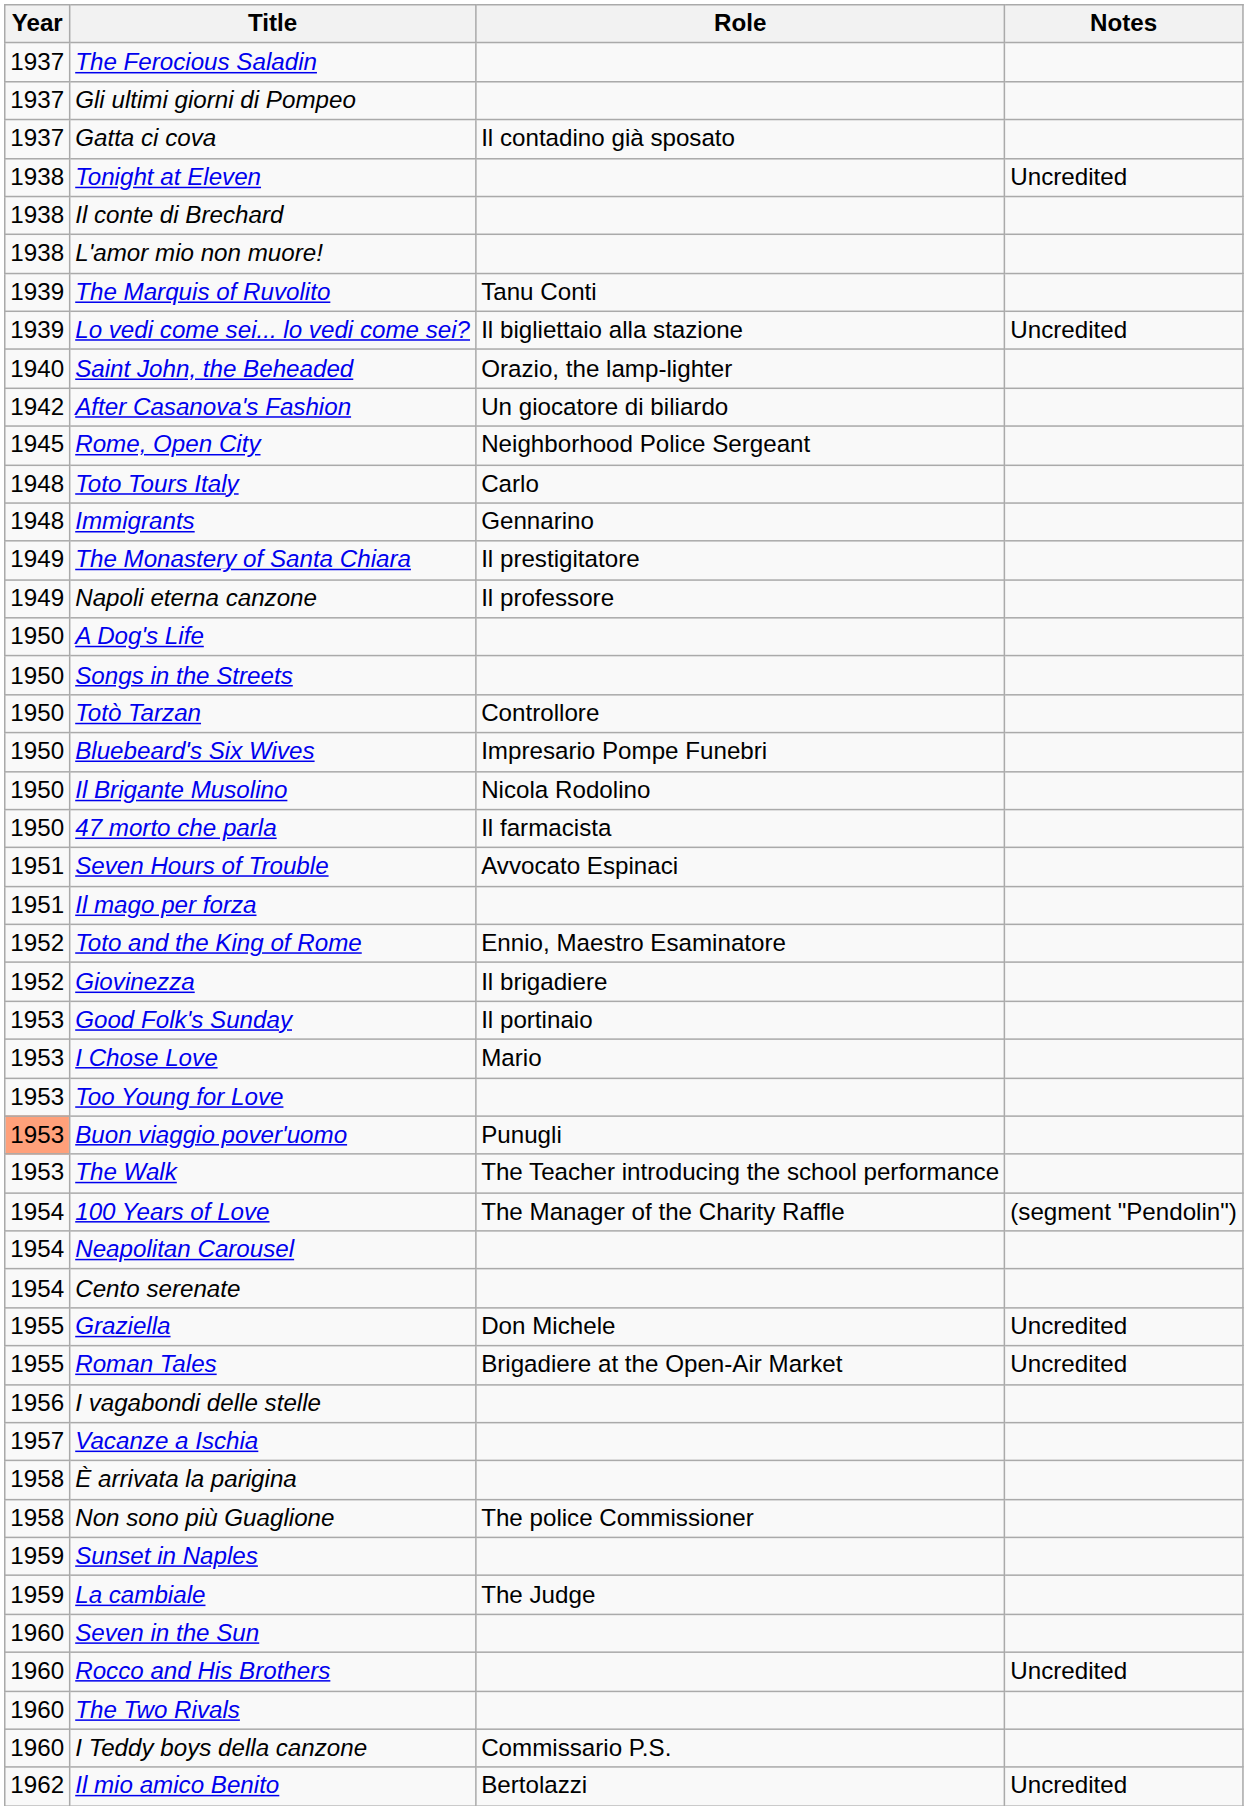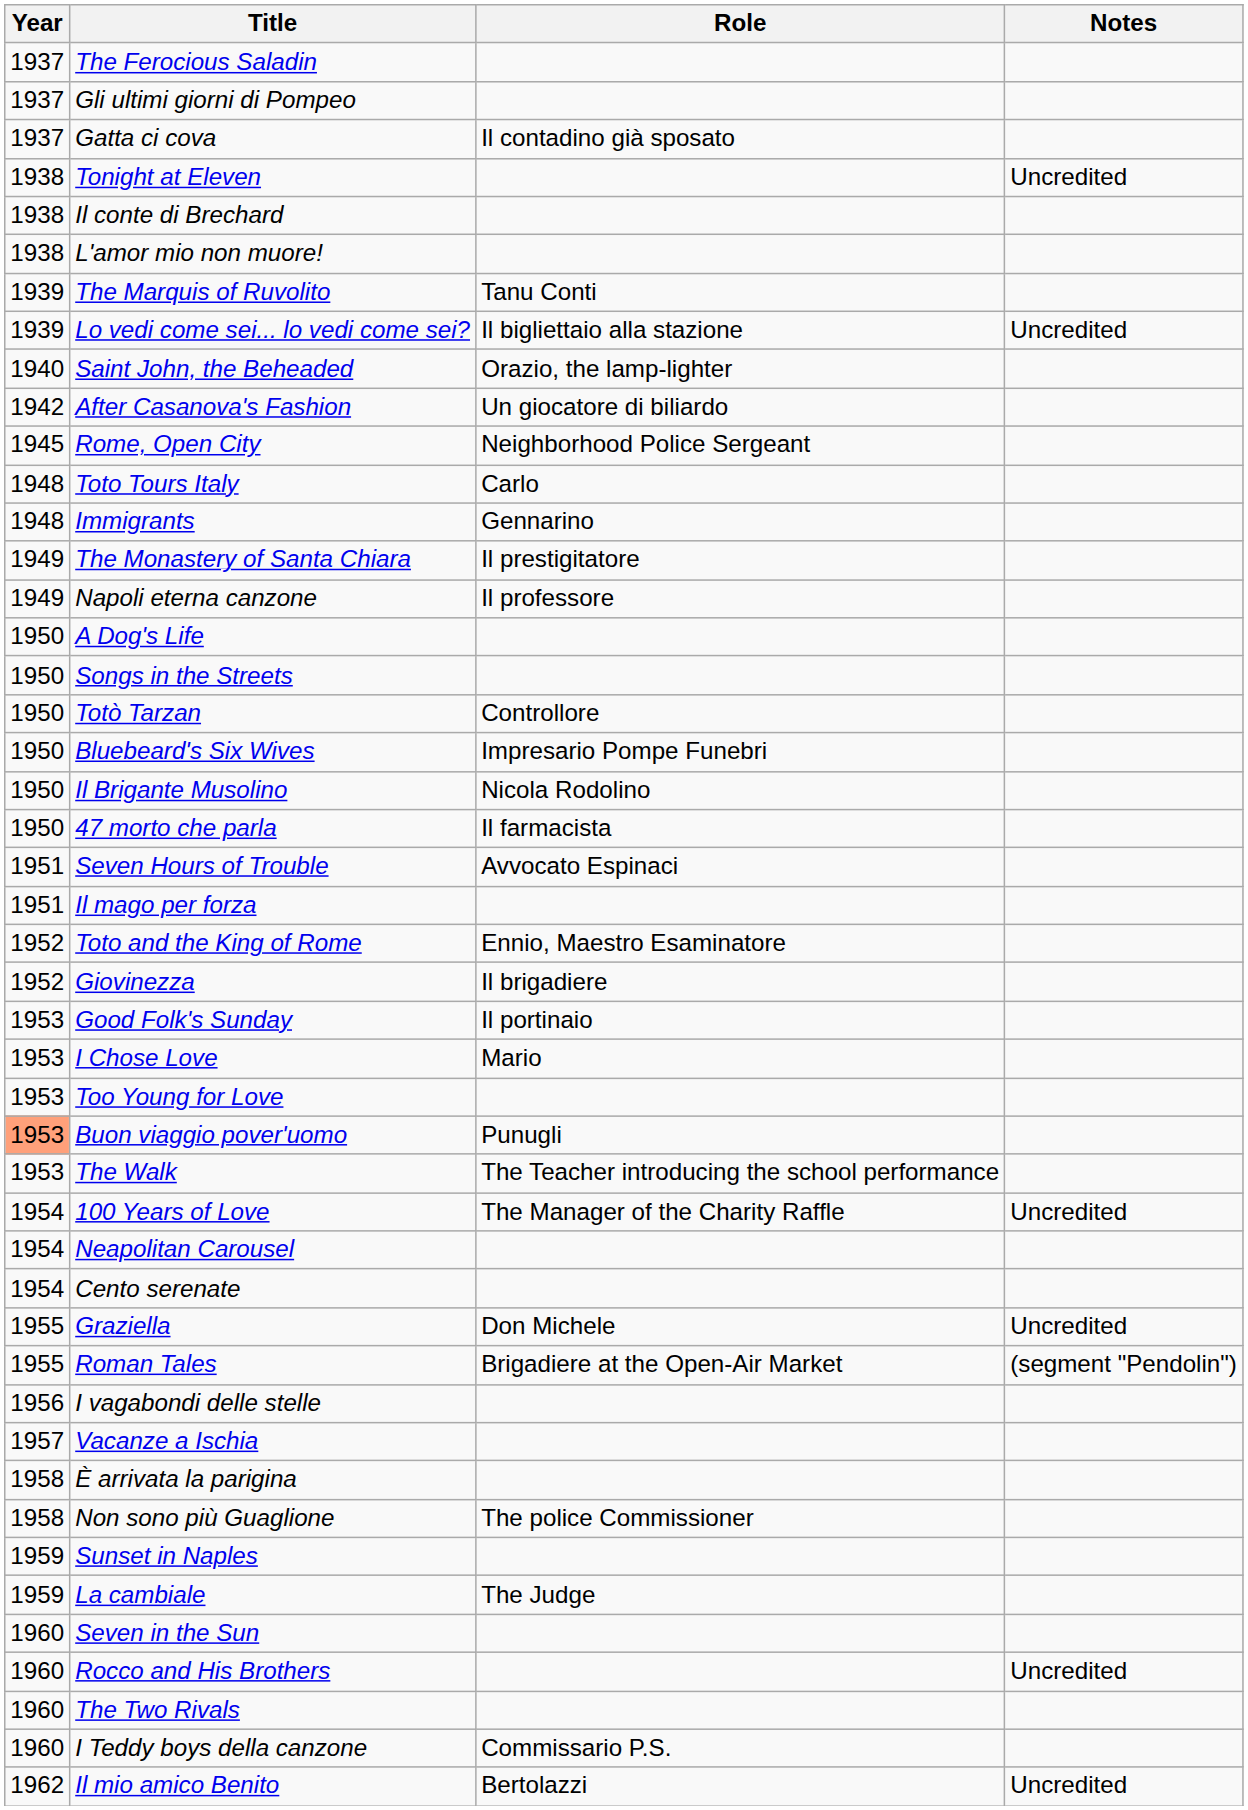(1124, 1211) (segment "Pendolin") -> (1069, 1211) Uncredited
(1069, 1364) Uncredited -> (1124, 1364) (segment "Pendolin")
